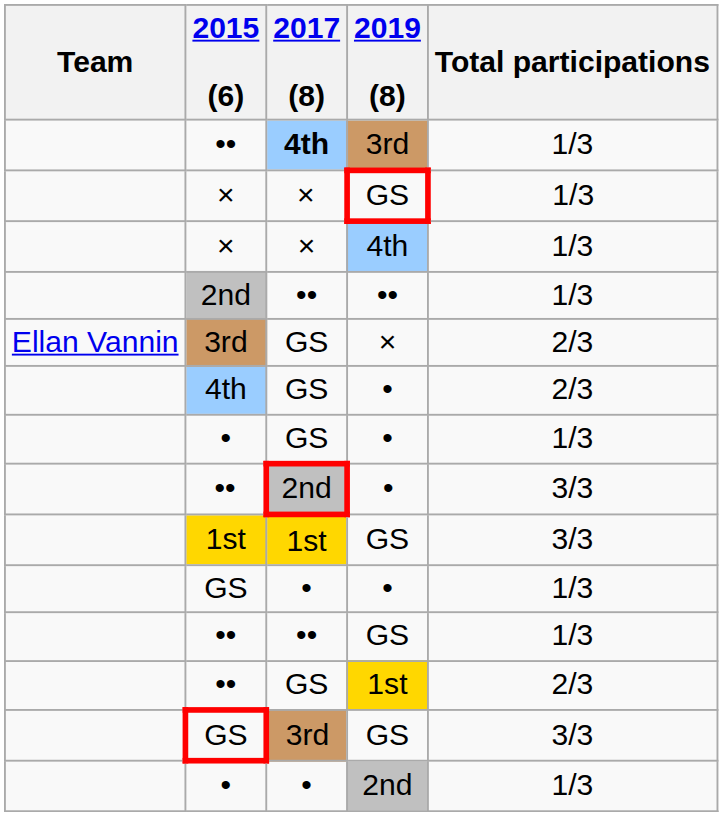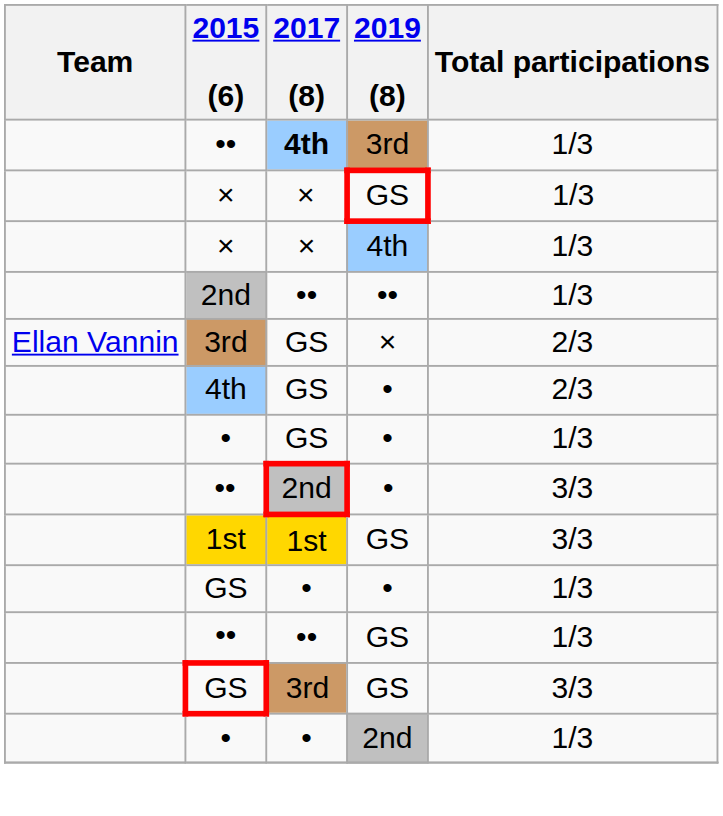- row: (226, 683)
